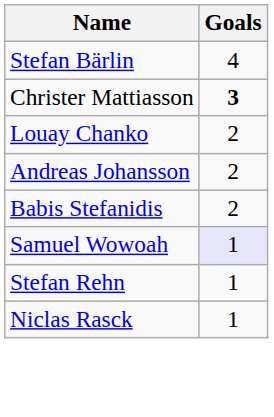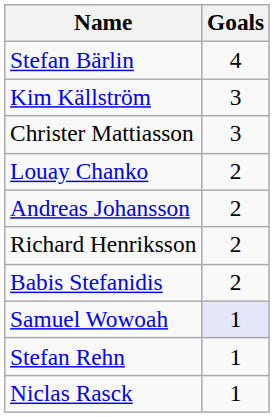+ row: (81, 97)
(233, 97) bold -> (236, 134) normal
+ row: (103, 245)
